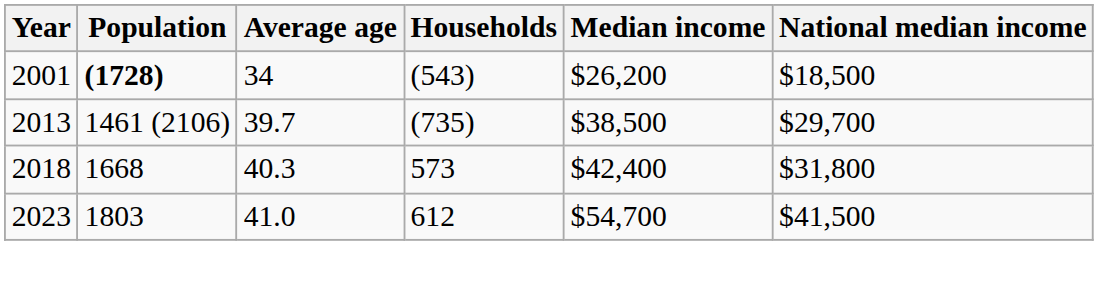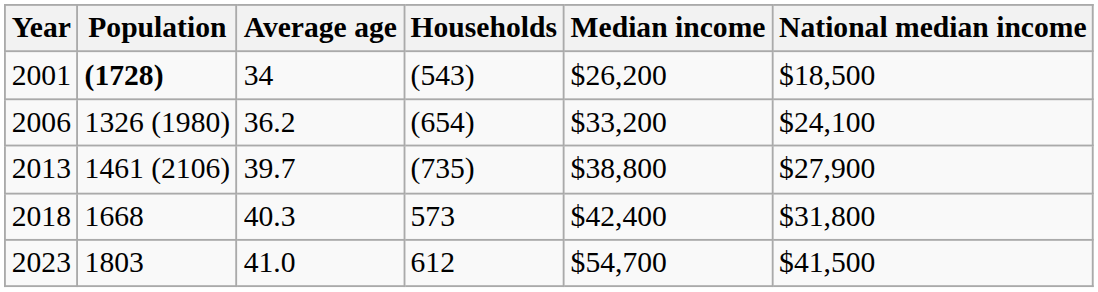+ row: (41, 121)
(619, 121) $38,500 -> (619, 168) $38,800
(827, 121) $29,700 -> (827, 168) $27,900
